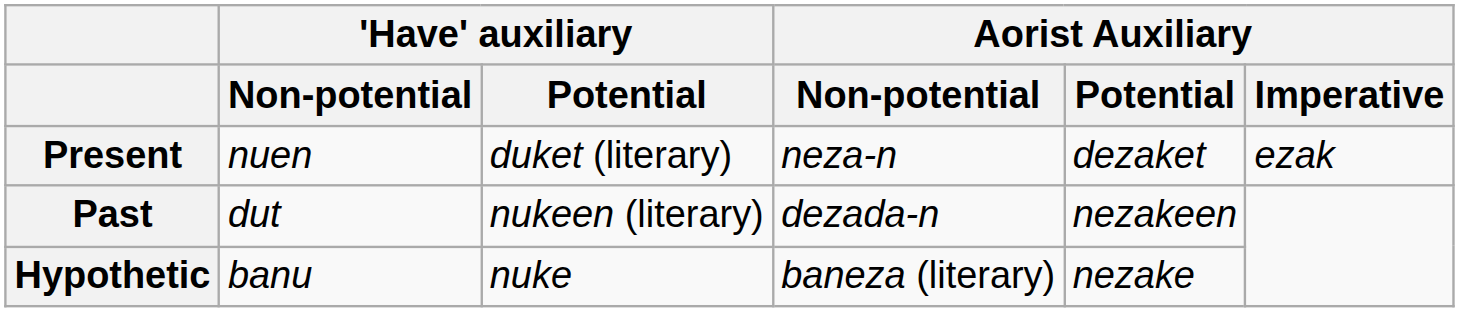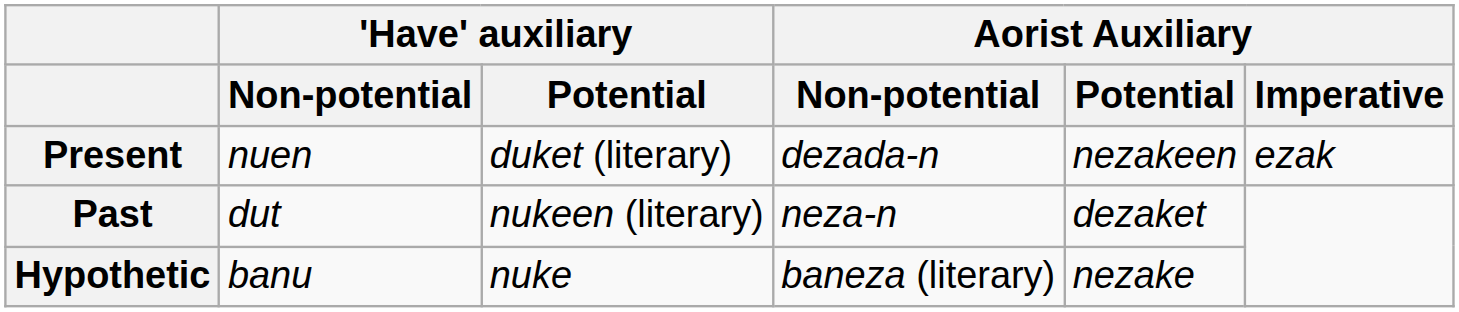(839, 154) neza-n -> (860, 154) dezada-n
(1139, 154) dezaket -> (1155, 154) nezakeen
(860, 214) dezada-n -> (839, 214) neza-n
(1155, 214) nezakeen -> (1139, 214) dezaket
